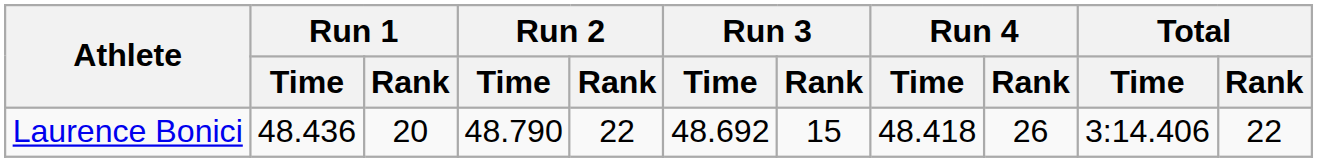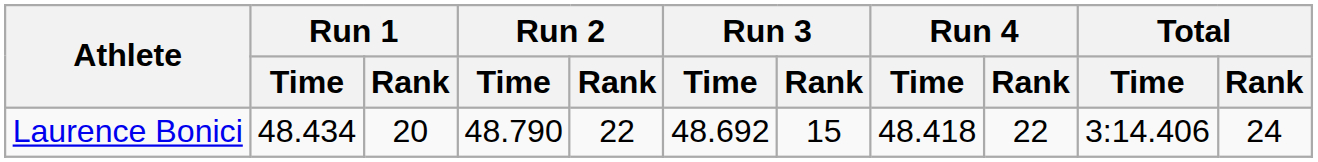(307, 132) 48.436 -> (307, 132) 48.434
(1031, 132) 26 -> (1031, 132) 22
(1264, 132) 22 -> (1264, 132) 24
